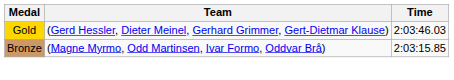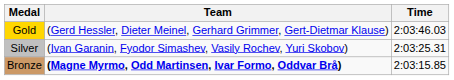+ row: (24, 48)
(186, 48) normal -> (194, 65) bold
